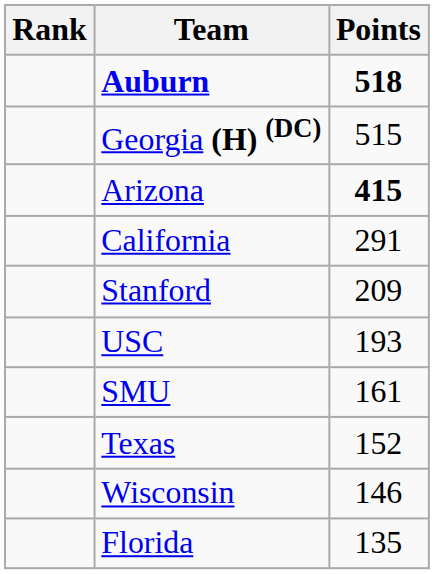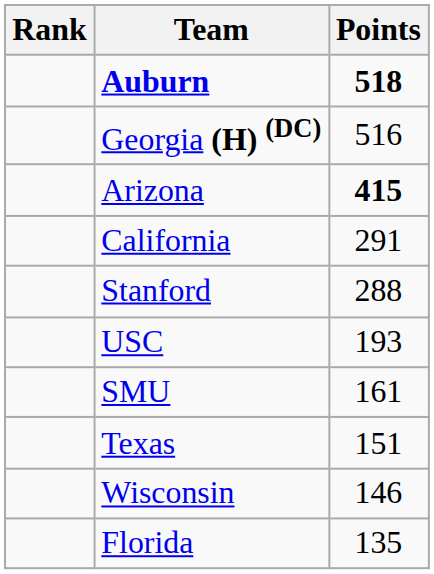(378, 135) 515 -> (378, 135) 516
(378, 290) 209 -> (378, 290) 288
(378, 442) 152 -> (378, 442) 151
